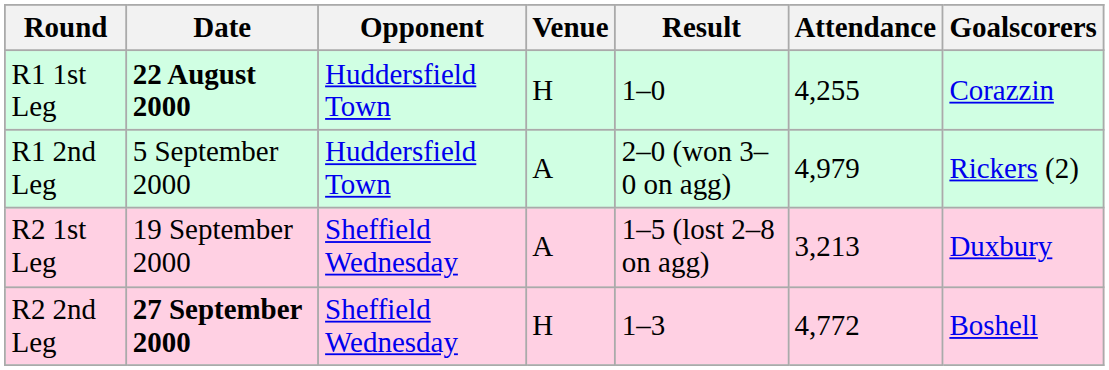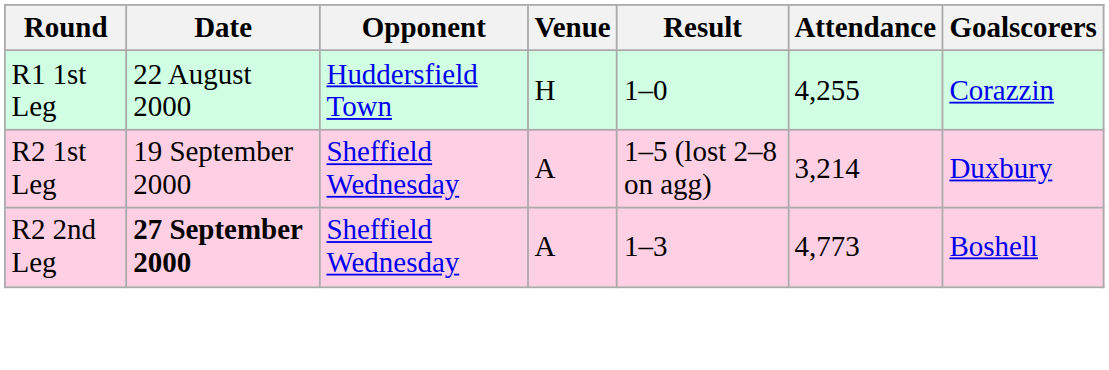(194, 89) bold -> (192, 89) normal
- row: (54, 168)
(827, 246) 3,213 -> (827, 168) 3,214
(543, 325) H -> (545, 246) A
(827, 325) 4,772 -> (827, 246) 4,773
